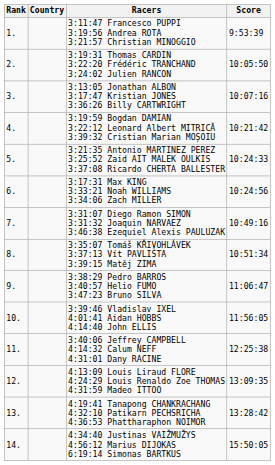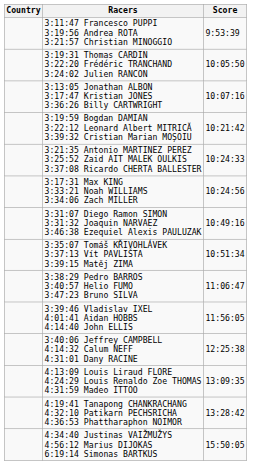- column: (16, 11)
